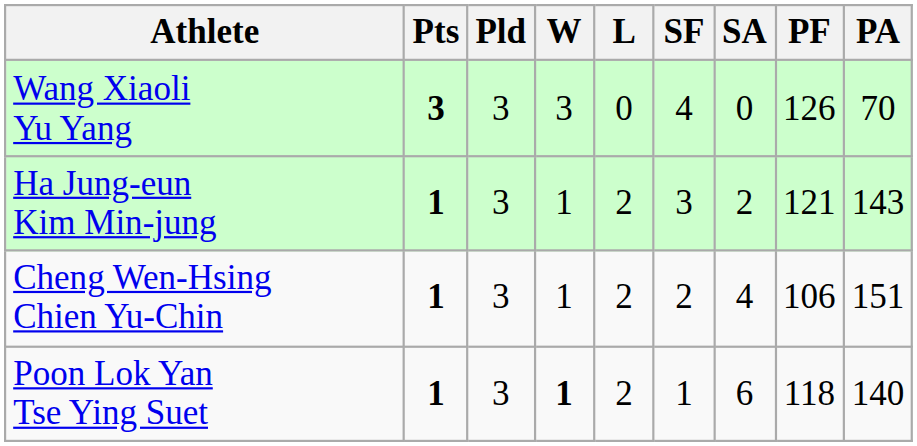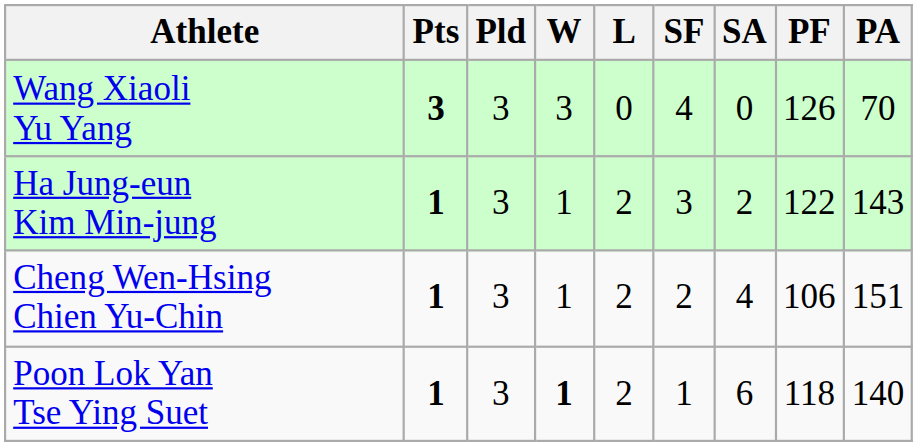(809, 202) 121 -> (809, 202) 122
